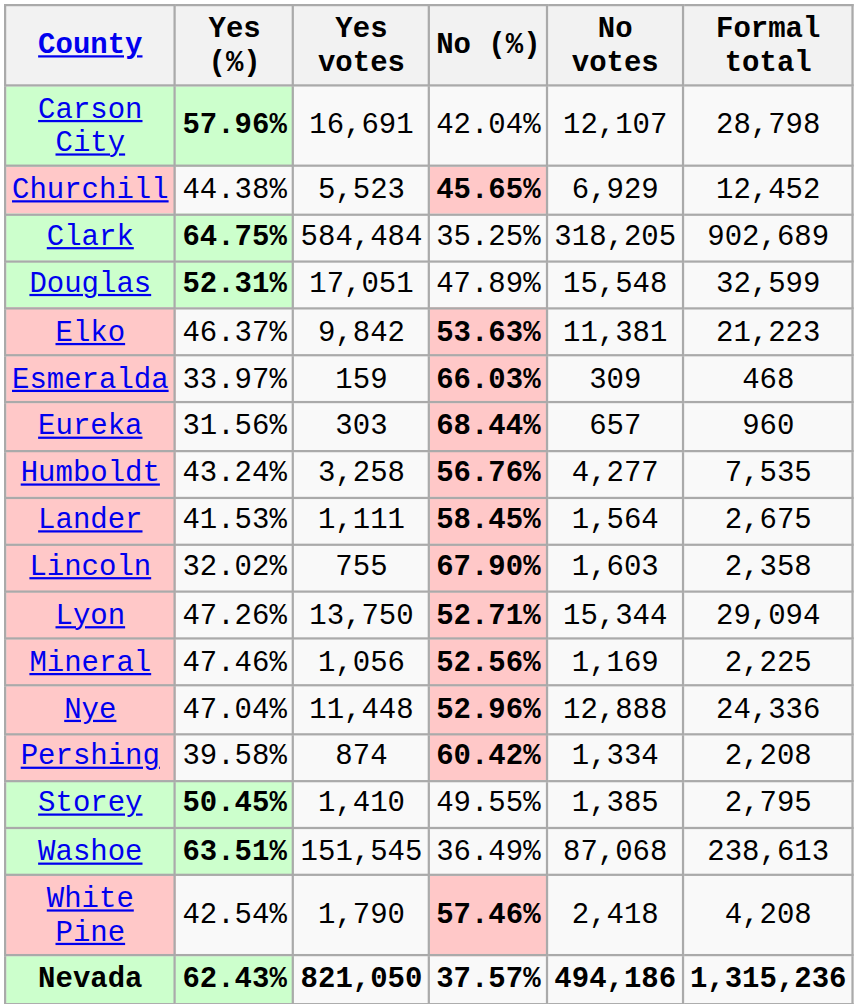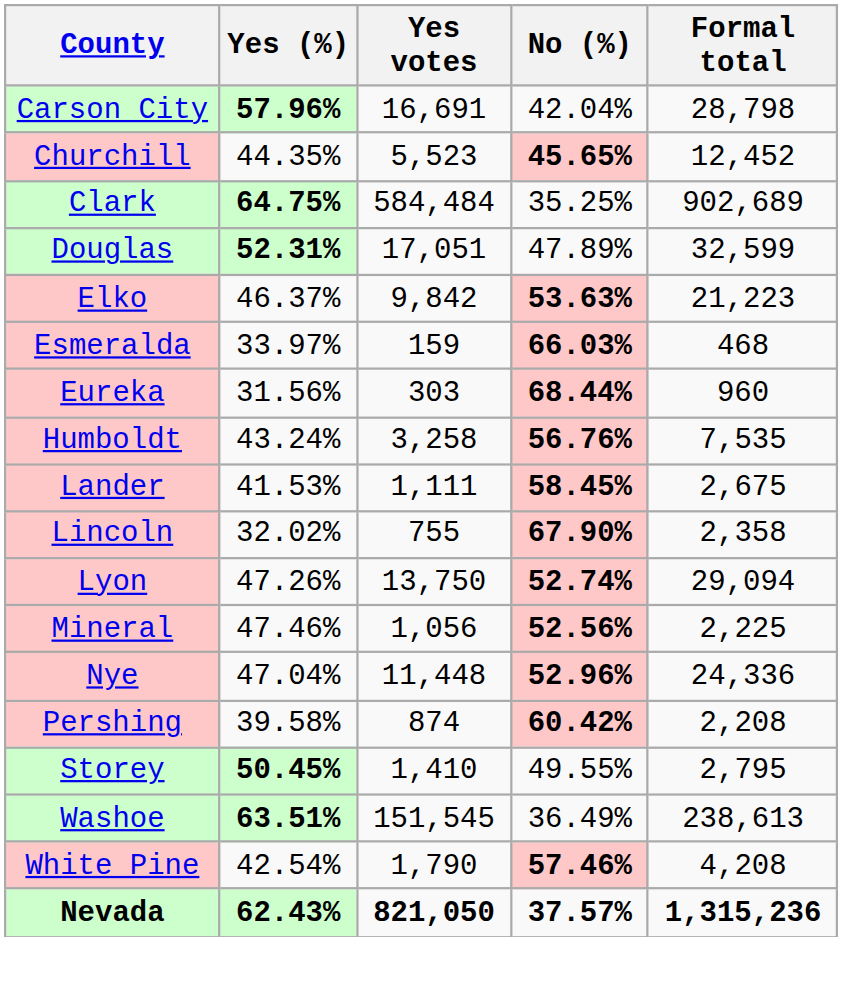- column: (615, 45)
(235, 190) 44.38% -> (288, 157) 44.35%
(488, 615) 52.71% -> (580, 582) 52.74%
